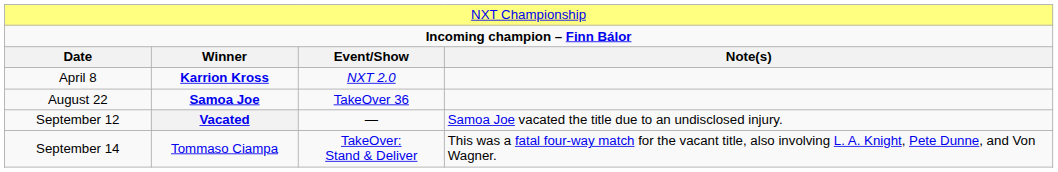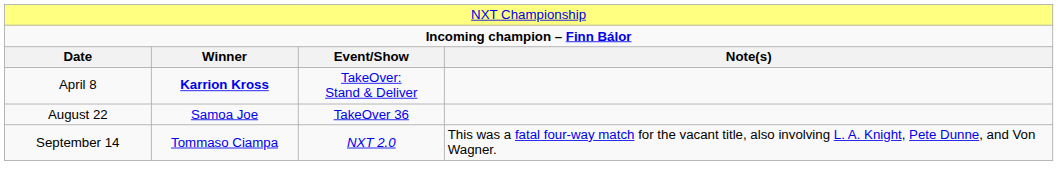(371, 78) NXT 2.0 -> (371, 85) TakeOver: Stand & Deliver
(225, 99) bold -> (225, 114) normal
- row: (78, 120)
(371, 148) TakeOver: Stand & Deliver -> (371, 142) NXT 2.0
